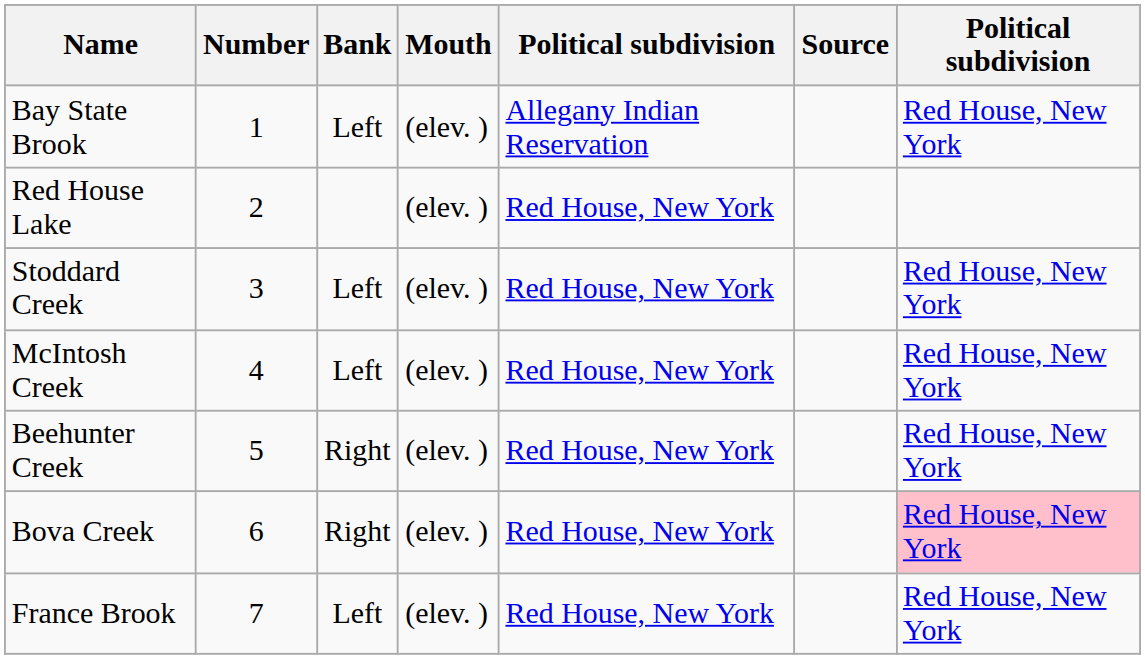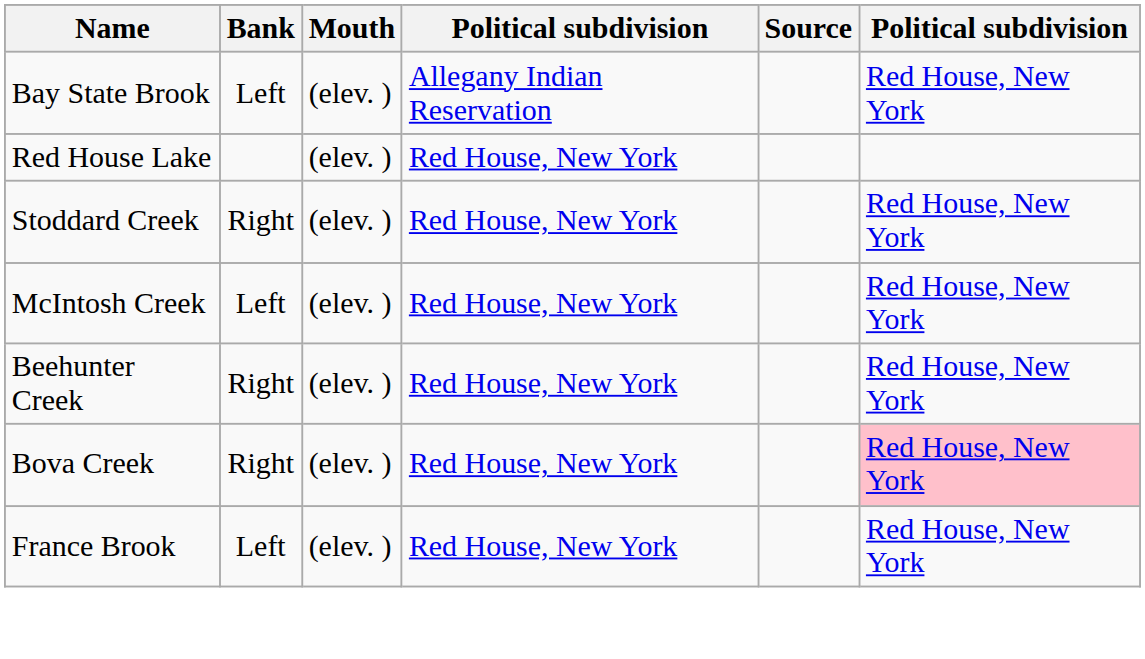- column: (256, 45)
(357, 288) Left -> (261, 221) Right
